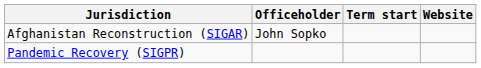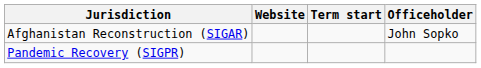columns swapped: (298, 14) <-> (448, 14)
